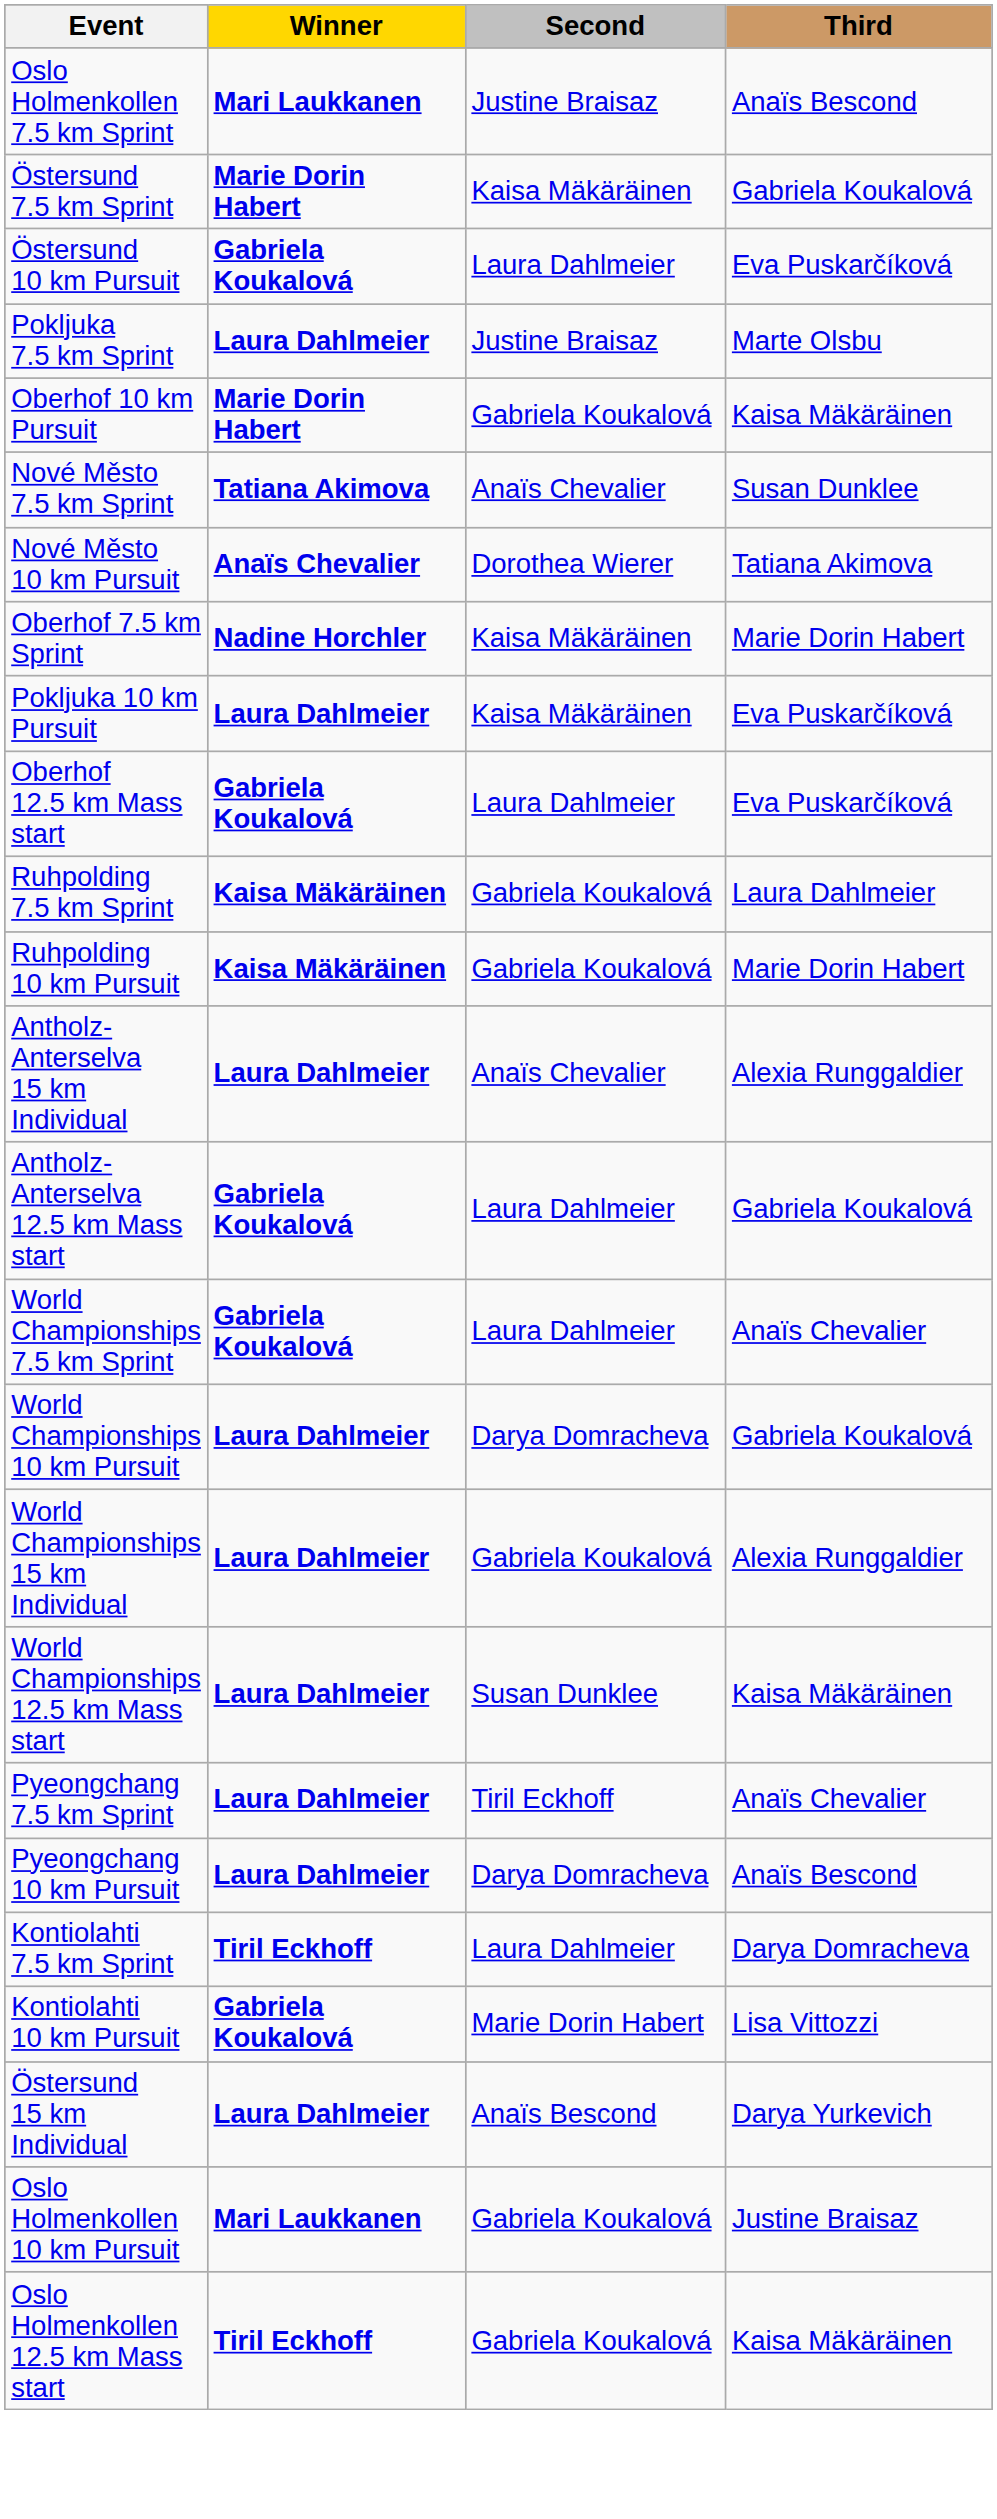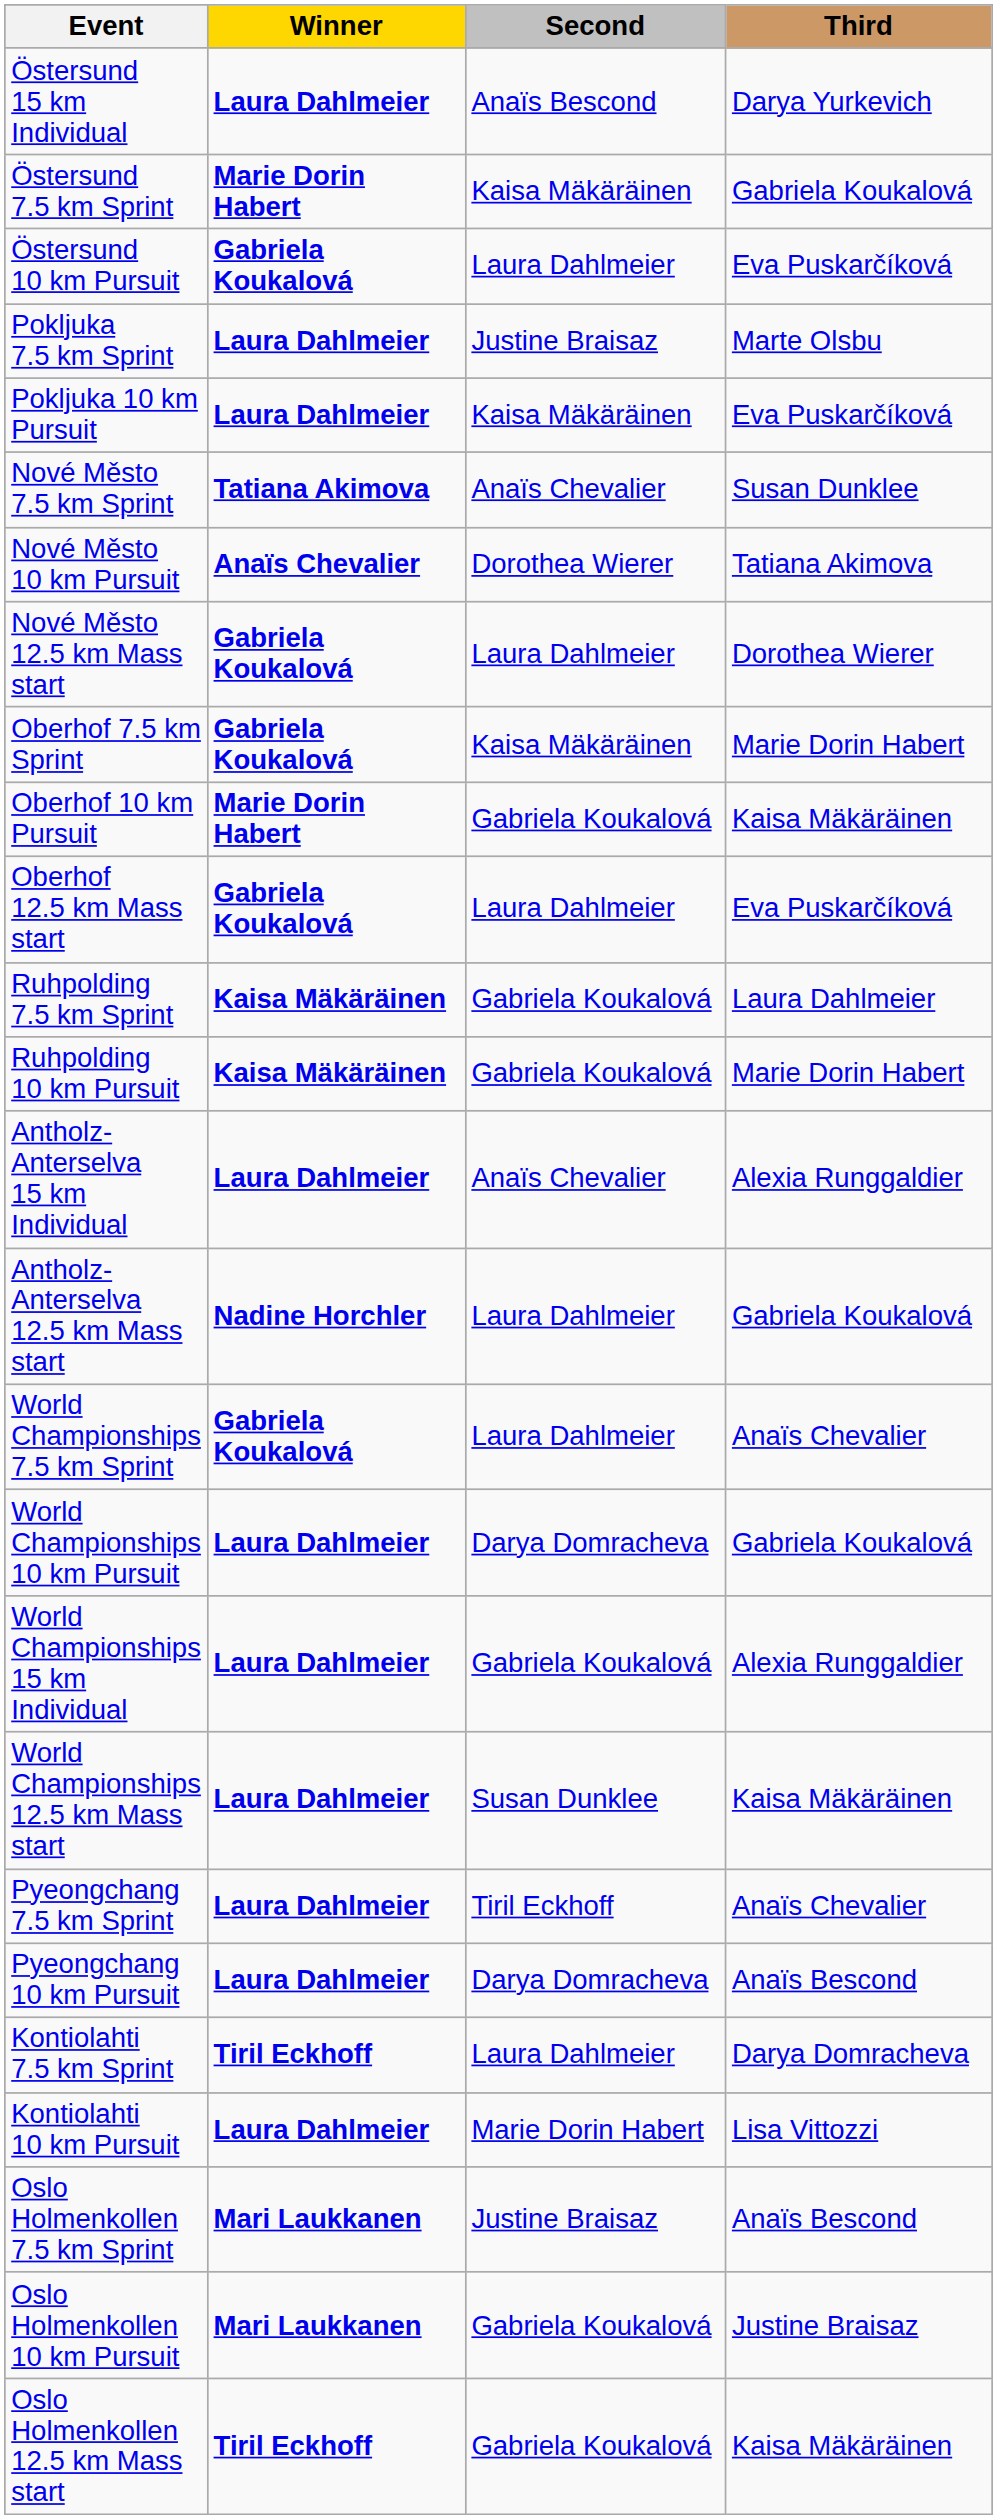rows swapped: (75, 2113) <-> (95, 100)
rows swapped: (105, 713) <-> (102, 414)
+ row: (97, 654)
(320, 638) Nadine Horchler -> (283, 744) Gabriela Koukalová
(283, 1210) Gabriela Koukalová -> (320, 1315) Nadine Horchler
(283, 2023) Gabriela Koukalová -> (321, 2129) Laura Dahlmeier
